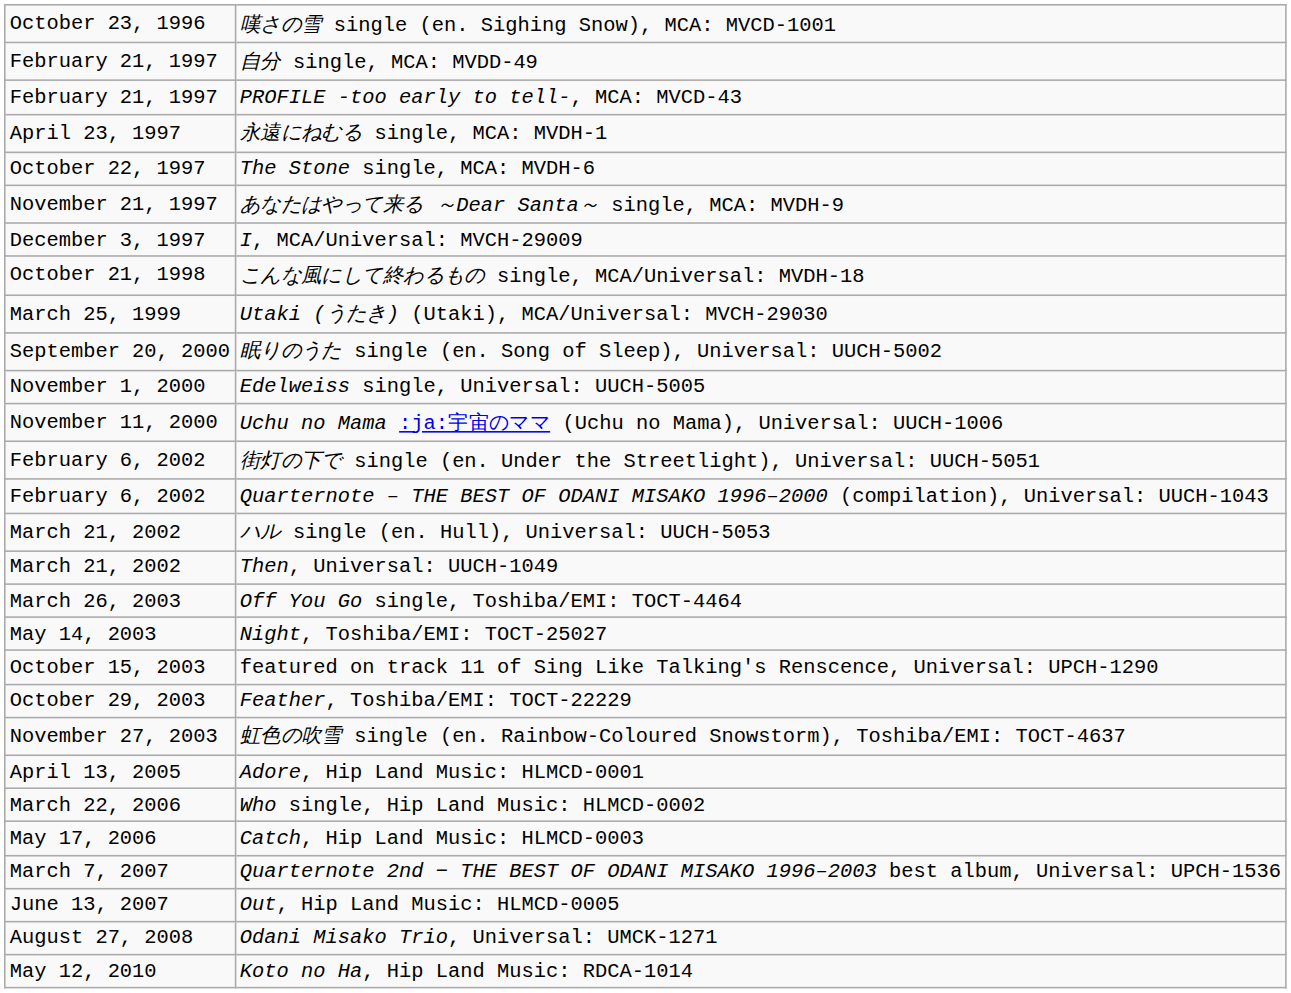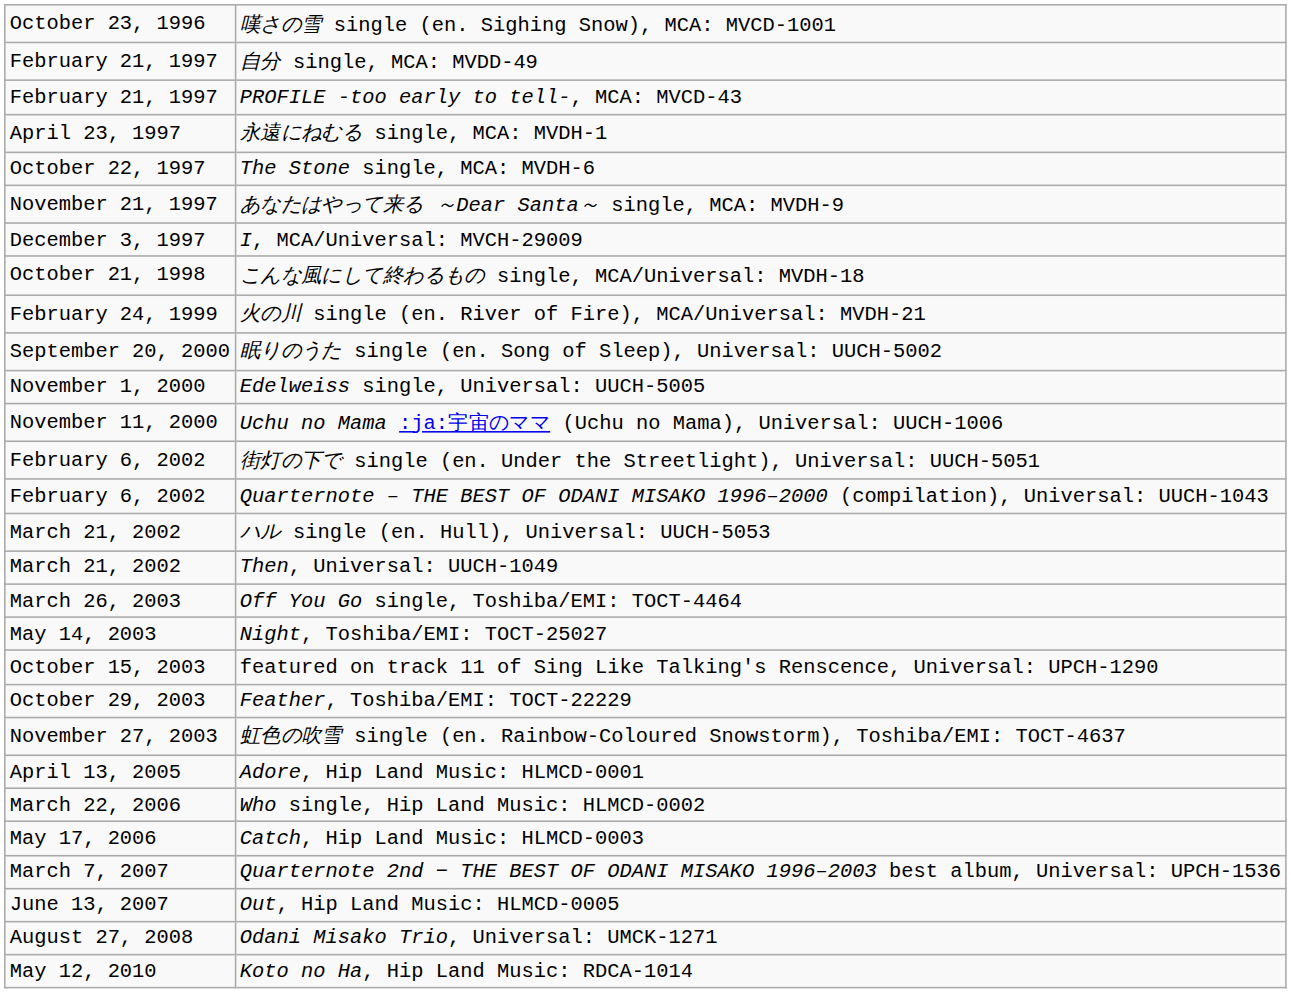+ row: (583, 314)
- row: (534, 314)
